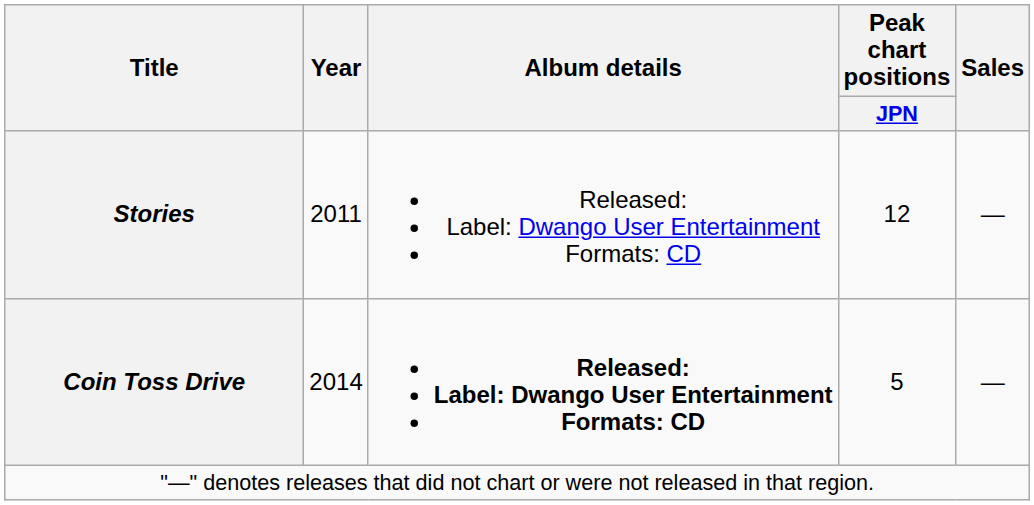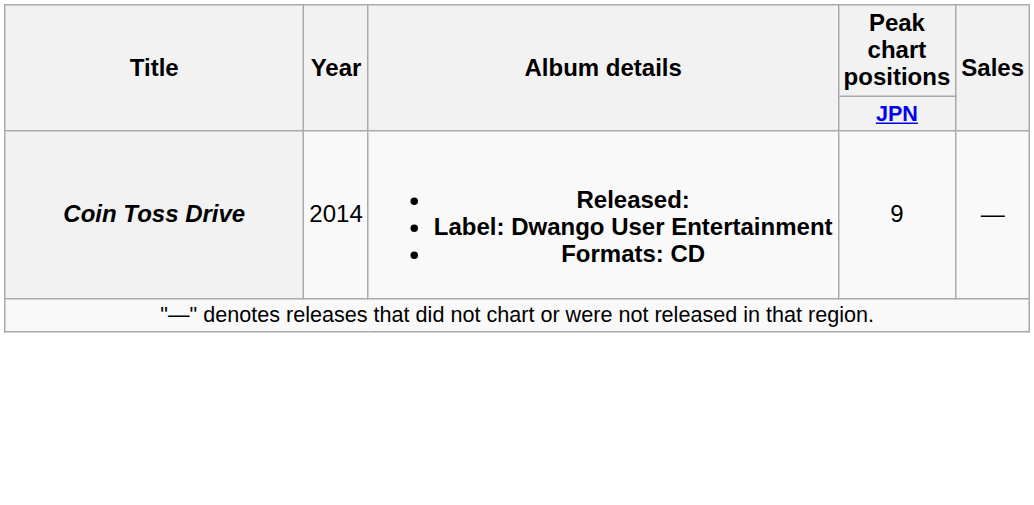- row: (154, 214)
(897, 381) 5 -> (897, 214) 9
